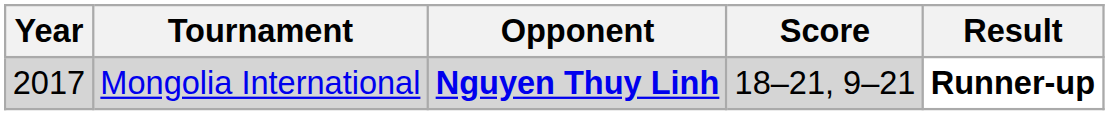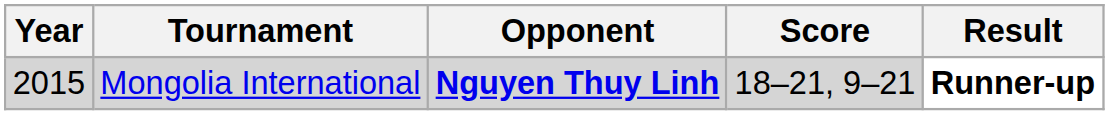(49, 83) 2017 -> (49, 83) 2015
